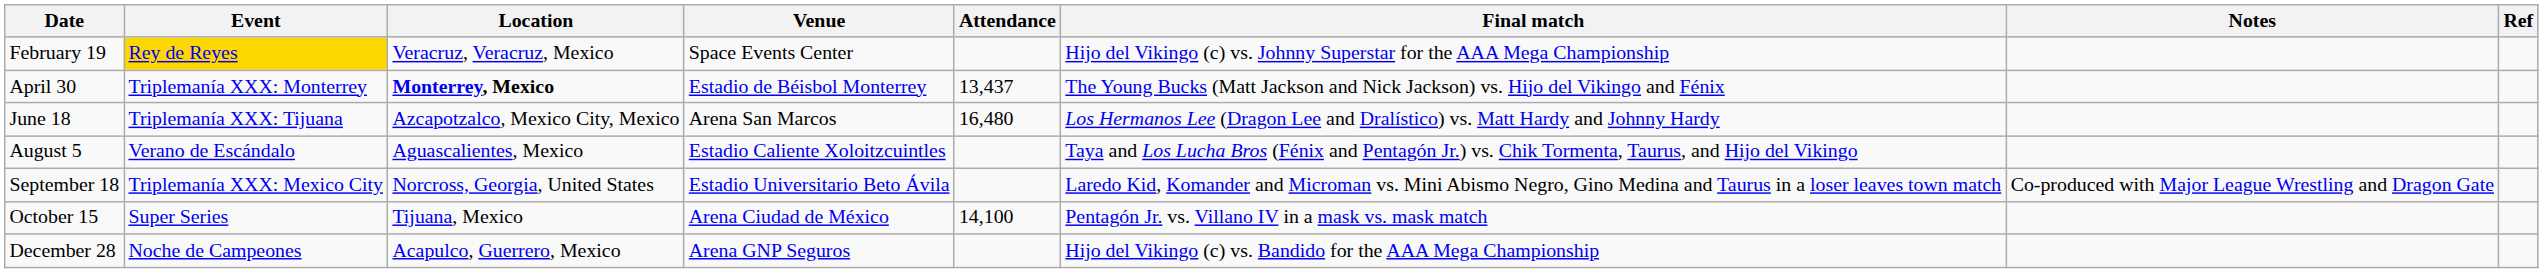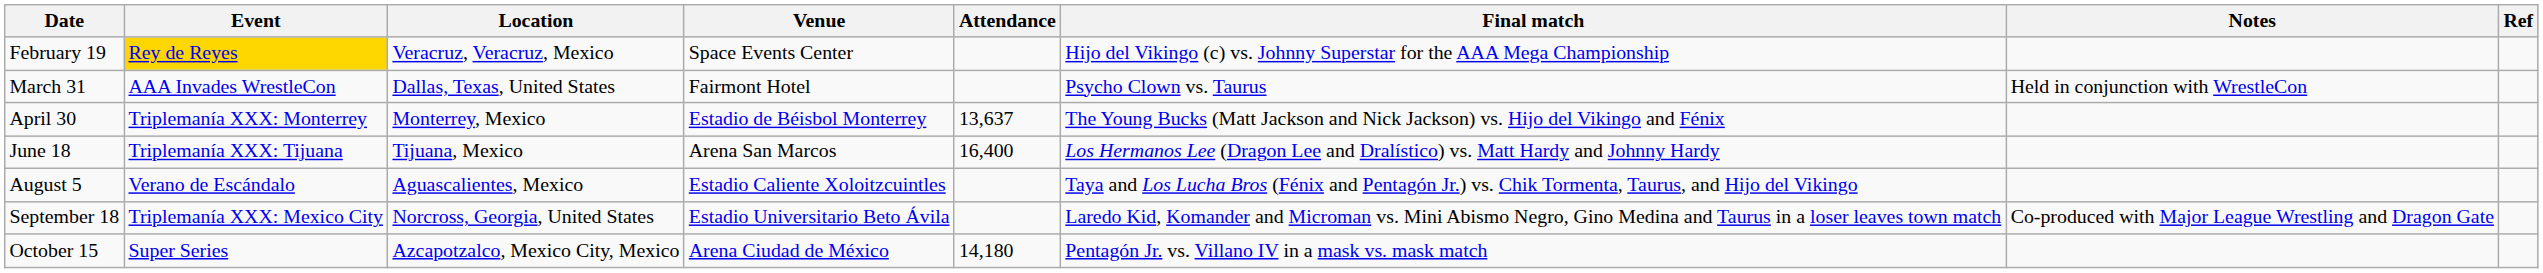+ row: (48, 85)
(473, 85) bold -> (469, 118) normal
(986, 85) 13,437 -> (986, 118) 13,637
(536, 118) Azcapotzalco, Mexico City, Mexico -> (458, 151) Tijuana, Mexico
(986, 118) 16,480 -> (986, 151) 16,400
(458, 217) Tijuana, Mexico -> (536, 249) Azcapotzalco, Mexico City, Mexico
(986, 217) 14,100 -> (986, 249) 14,180
- row: (63, 249)
